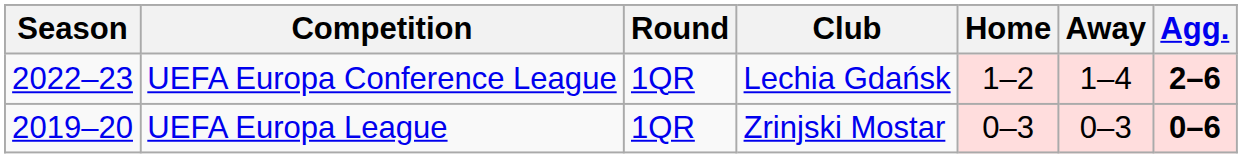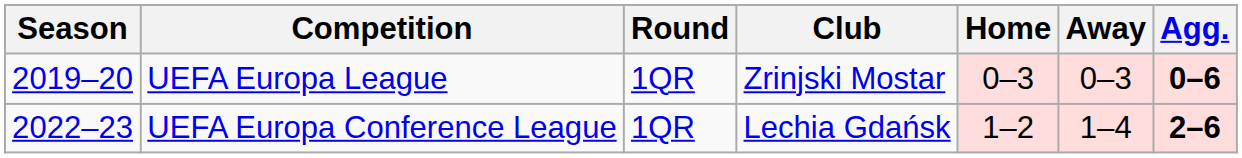rows swapped: (297, 127) <-> (382, 78)
